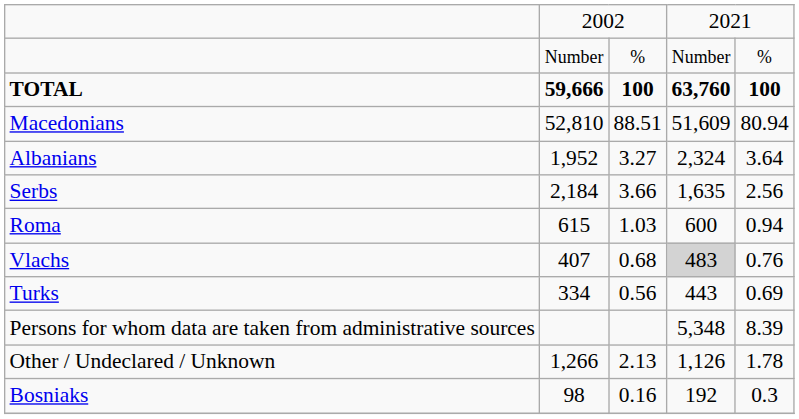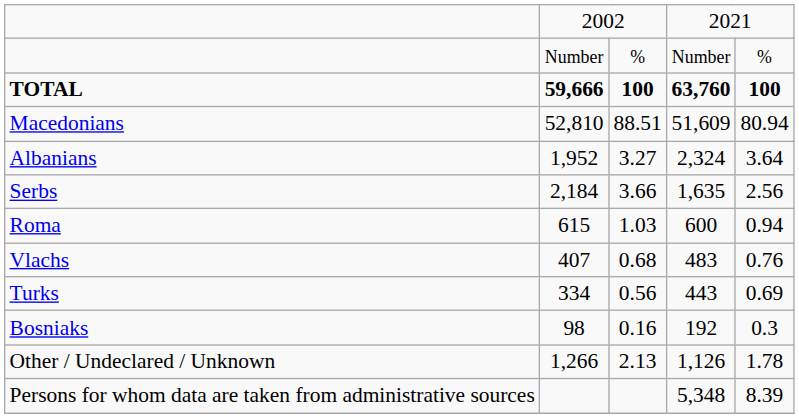(701, 259) lightgrey background -> (701, 259) no background
rows swapped: (49, 395) <-> (272, 327)
